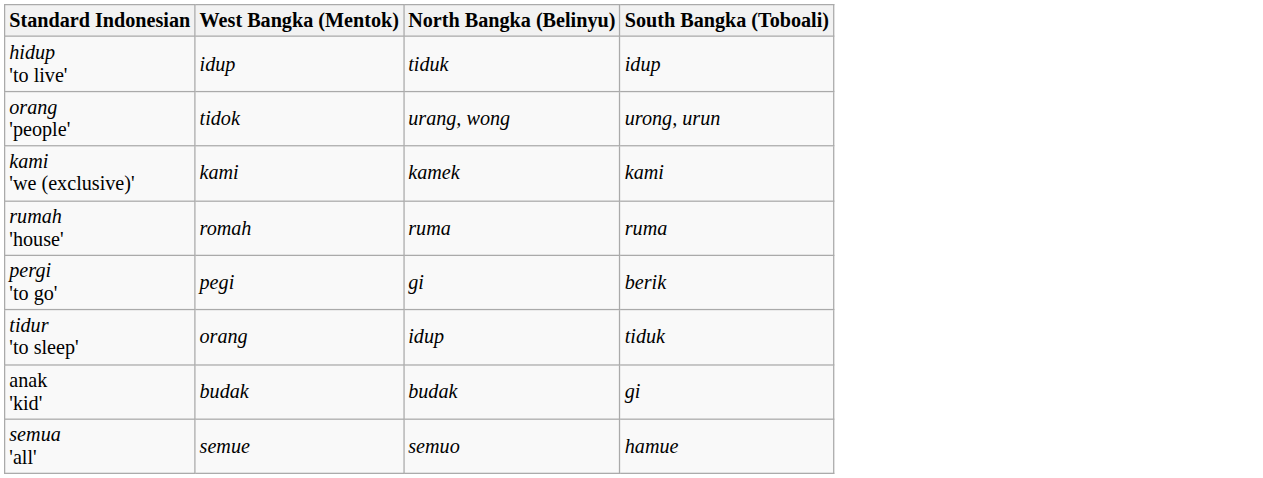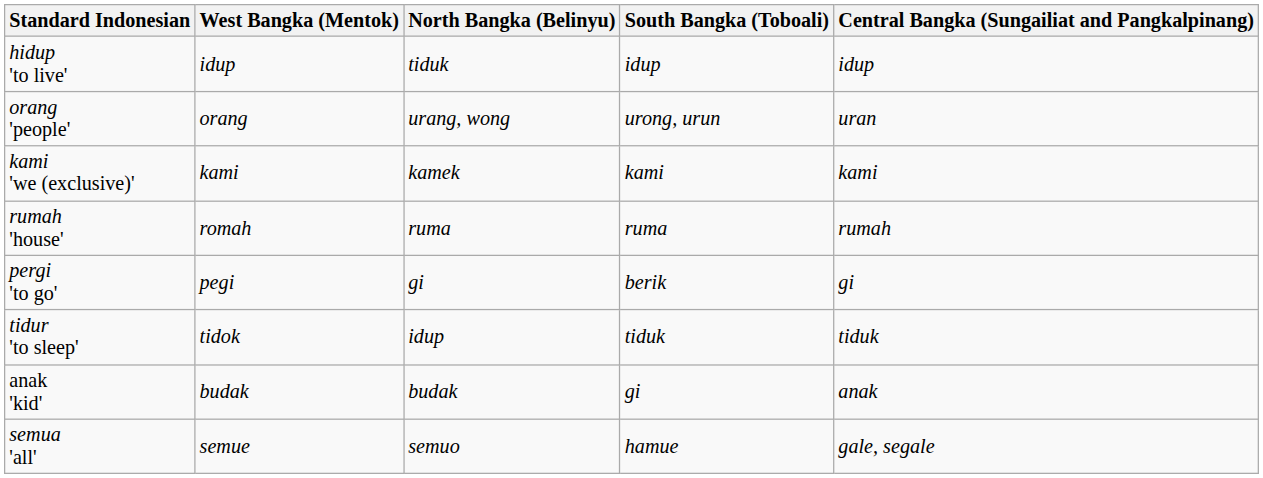+ column: (1046, 20)
(220, 118) tidok -> (224, 118) orang
(224, 337) orang -> (220, 337) tidok
